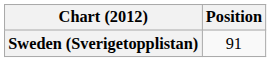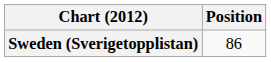(234, 43) 91 -> (234, 43) 86
